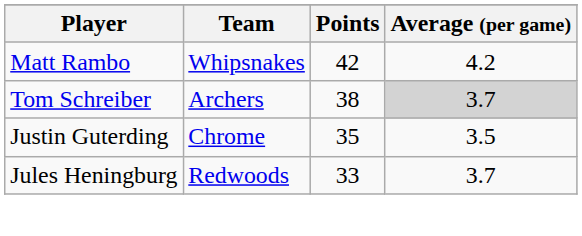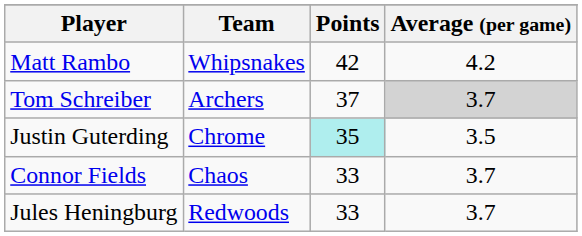(348, 99) 38 -> (348, 99) 37
(348, 136) no background -> (348, 136) paleturquoise background
+ row: (78, 174)
